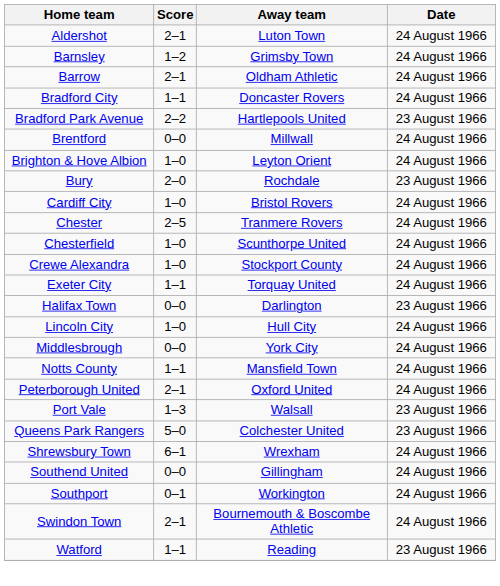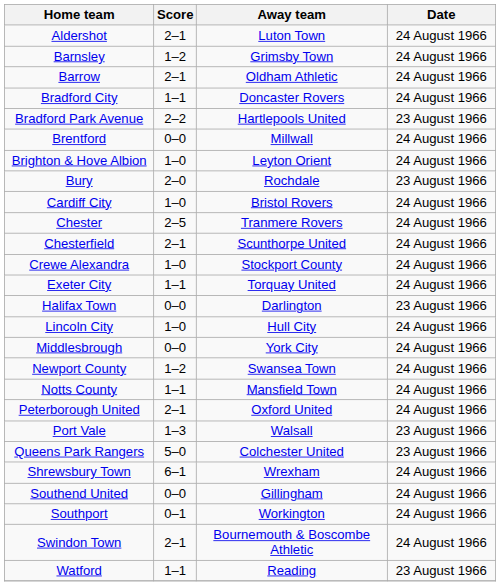(175, 243) 1–0 -> (175, 243) 2–1
+ row: (79, 368)
